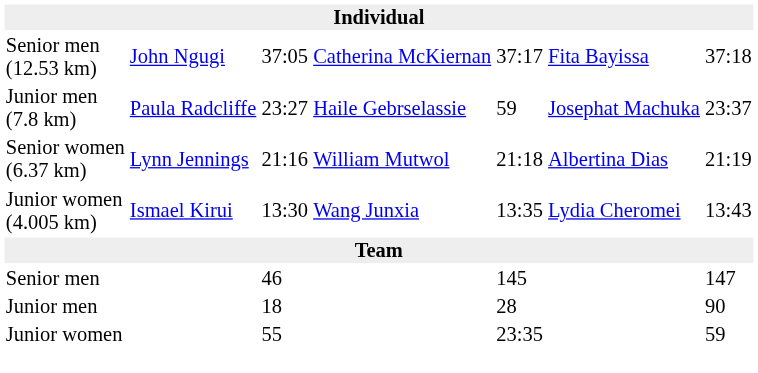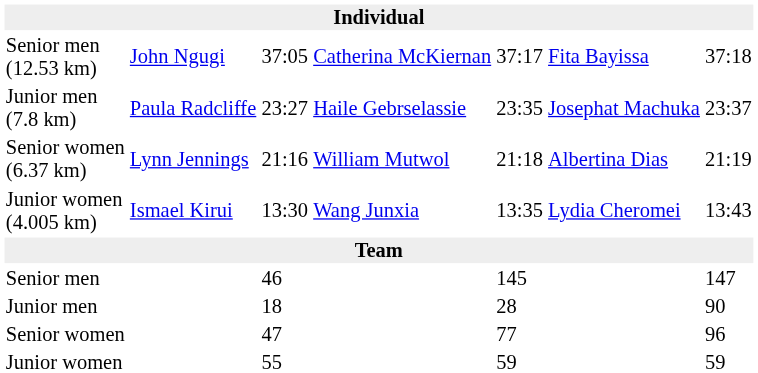(507, 108) 59 -> (520, 108) 23:35
+ row: (65, 334)
(520, 334) 23:35 -> (507, 362) 59
